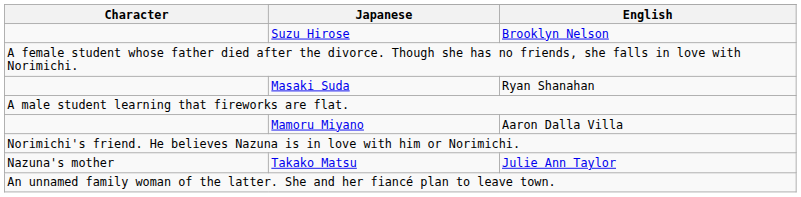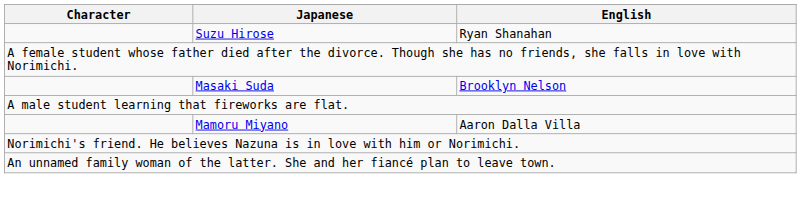(555, 33) Brooklyn Nelson -> (506, 33) Ryan Shanahan
(548, 86) Ryan Shanahan -> (513, 86) Brooklyn Nelson
- row: (314, 163)
